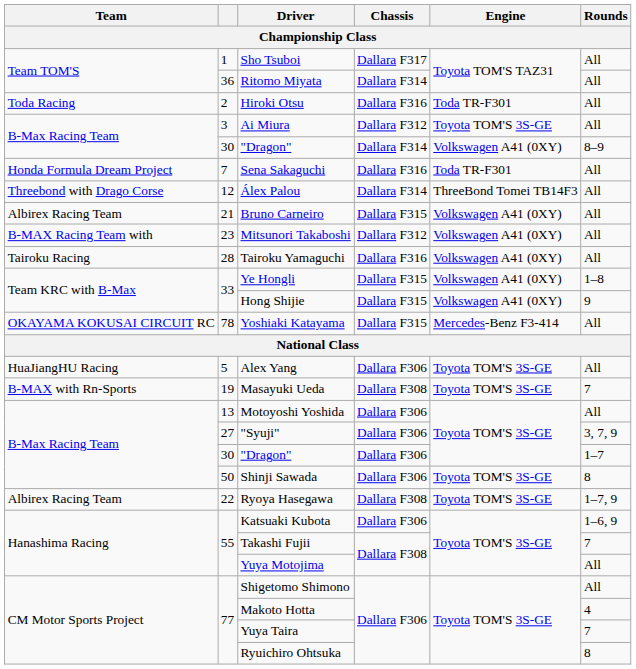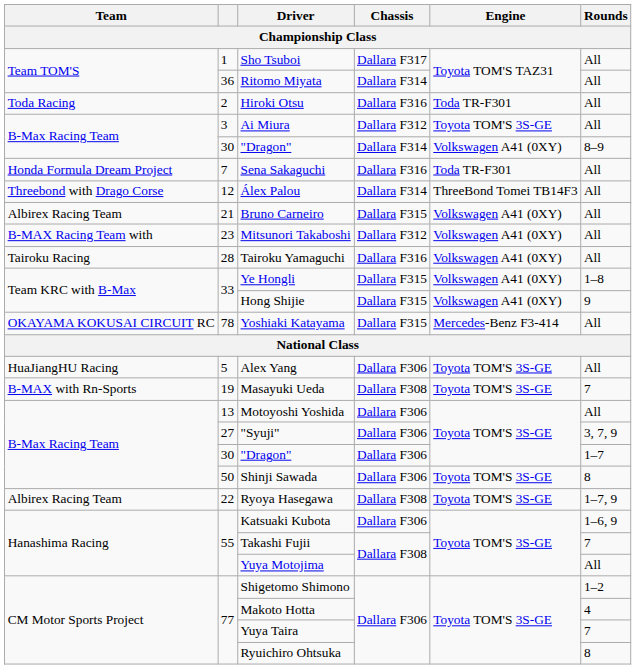(592, 586) All -> (594, 586) 1–2
